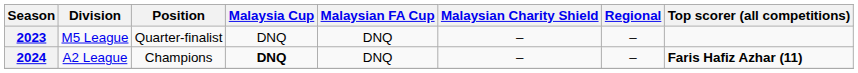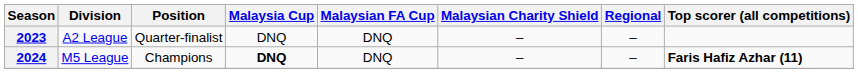(95, 37) M5 League -> (95, 37) A2 League
(95, 58) A2 League -> (95, 58) M5 League
